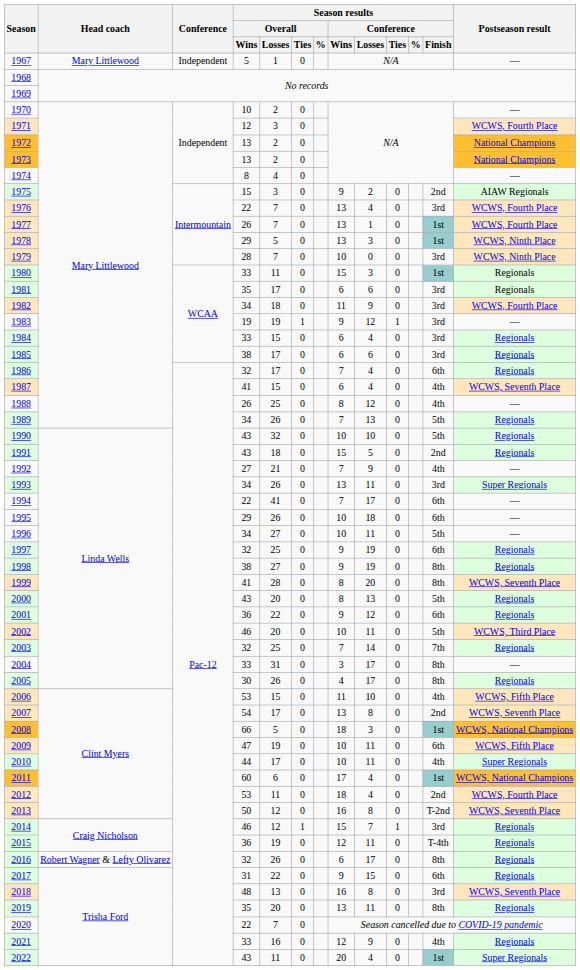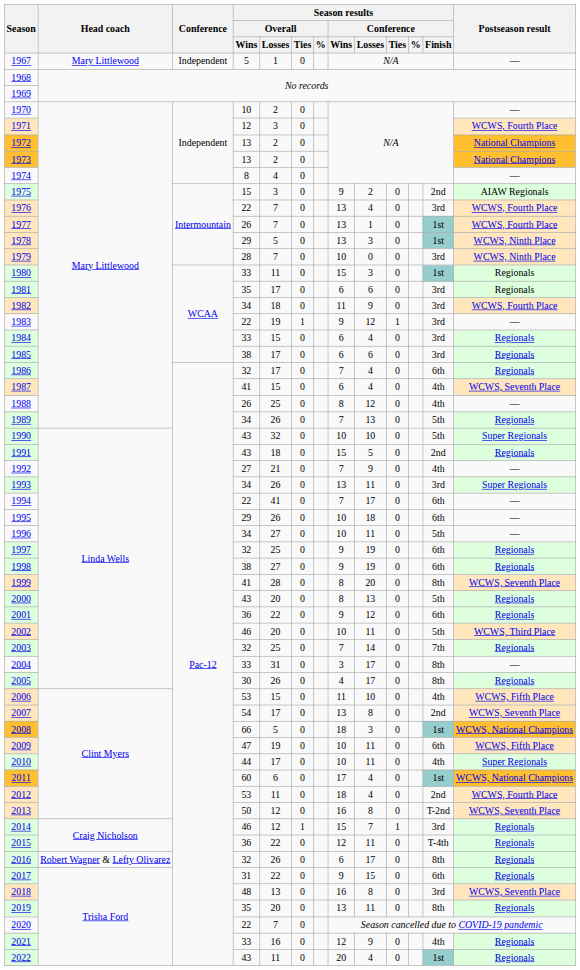(246, 322) 19 -> (246, 322) 22
(515, 436) Regionals -> (515, 436) Super Regionals
(438, 566) 8th -> (438, 566) 6th
(276, 843) 19 -> (276, 843) 22
(515, 957) Super Regionals -> (515, 957) Regionals
